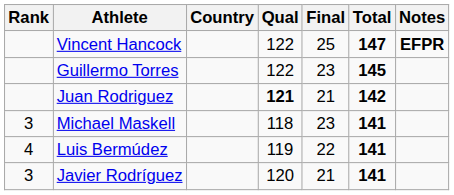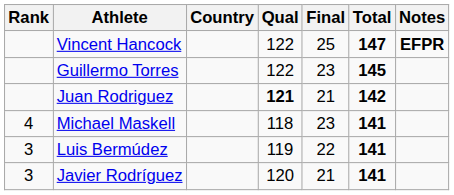(29, 123) 3 -> (29, 123) 4
(29, 149) 4 -> (29, 149) 3
